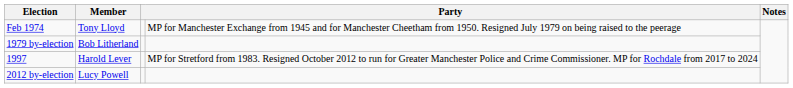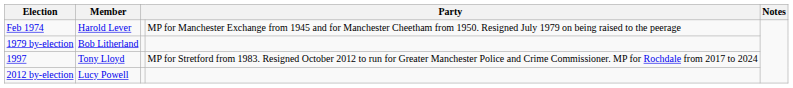(101, 28) Tony Lloyd -> (105, 28) Harold Lever
(105, 59) Harold Lever -> (101, 59) Tony Lloyd
